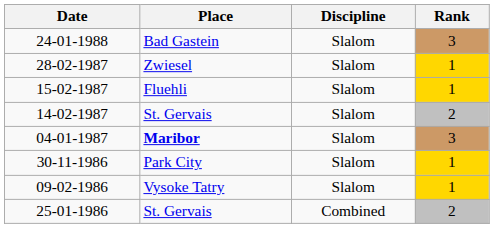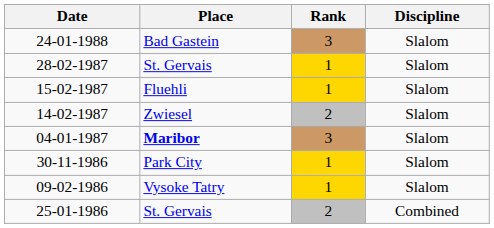columns swapped: (353, 16) <-> (452, 16)
(168, 65) Zwiesel -> (178, 65) St. Gervais
(178, 114) St. Gervais -> (168, 114) Zwiesel
